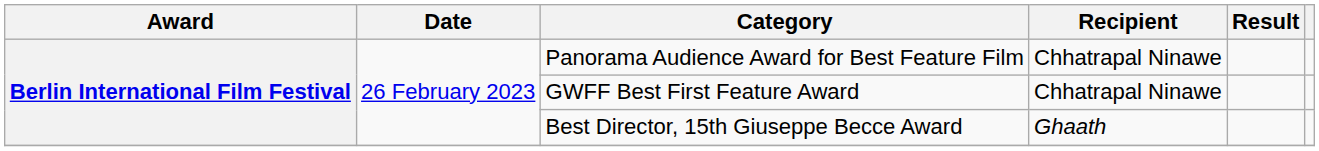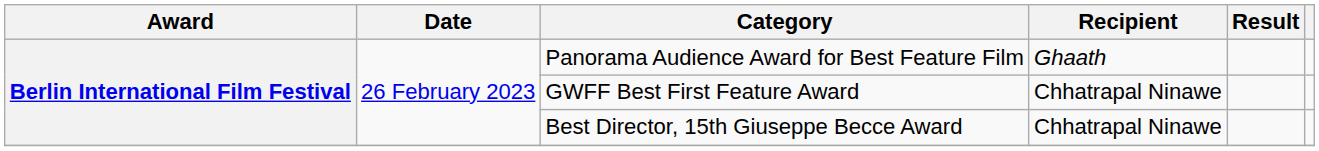(1128, 57) Chhatrapal Ninawe -> (1070, 57) Ghaath
(1070, 127) Ghaath -> (1128, 127) Chhatrapal Ninawe
